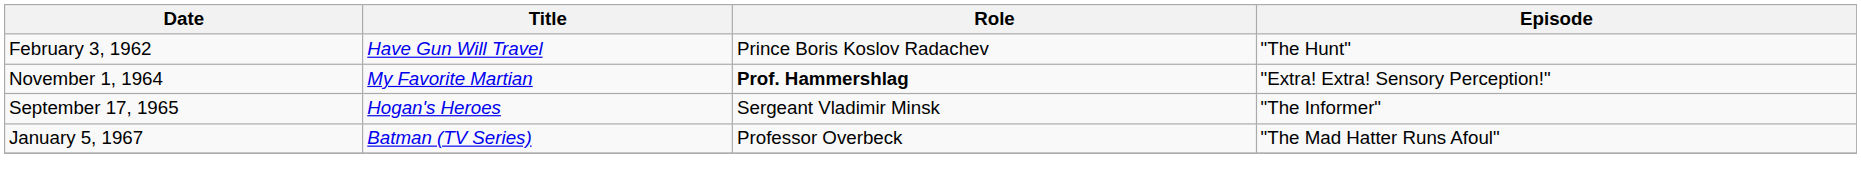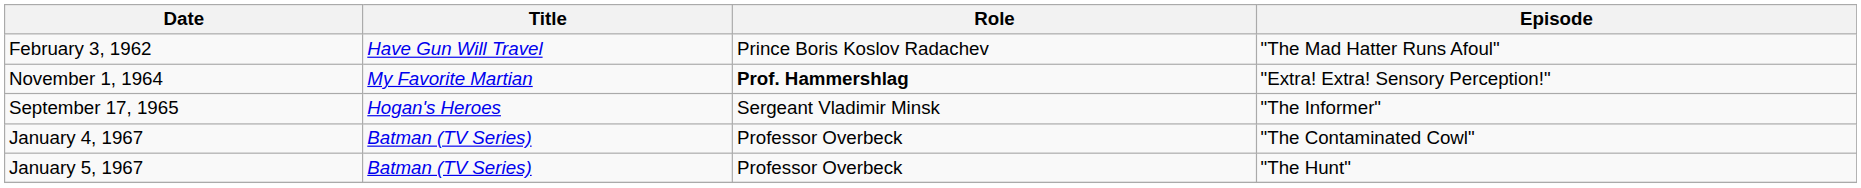(1306, 49) "The Hunt" -> (1380, 49) "The Mad Hatter Runs Afoul"
+ row: (76, 138)
(1380, 138) "The Mad Hatter Runs Afoul" -> (1306, 167) "The Hunt"
